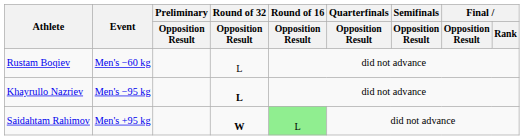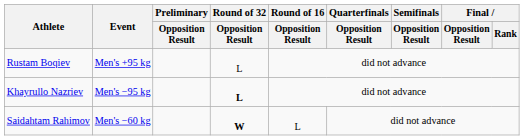(123, 63) Men's −60 kg -> (123, 63) Men's +95 kg
(123, 121) Men's +95 kg -> (123, 121) Men's −60 kg
(298, 127) lightgreen background -> (298, 127) no background
